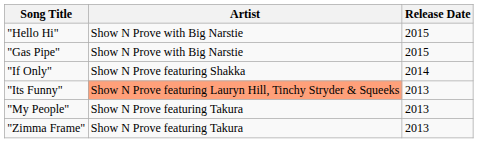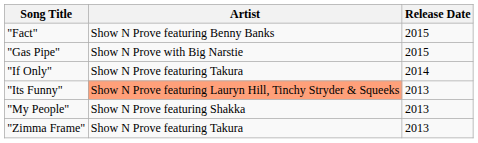- row: (33, 33)
+ row: (22, 33)
(168, 71) Show N Prove featuring Shakka -> (167, 71) Show N Prove featuring Takura
(167, 109) Show N Prove featuring Takura -> (168, 109) Show N Prove featuring Shakka
